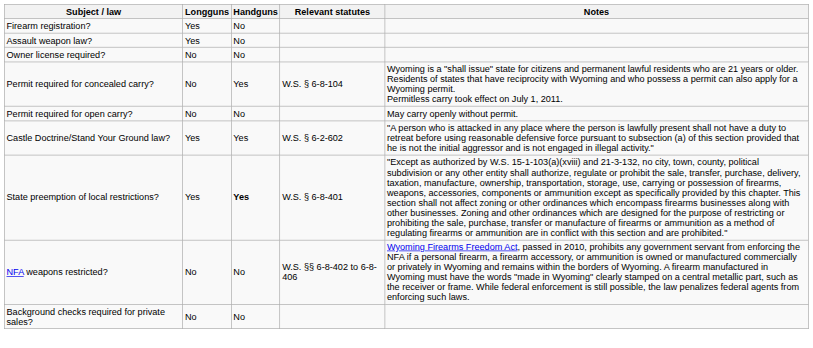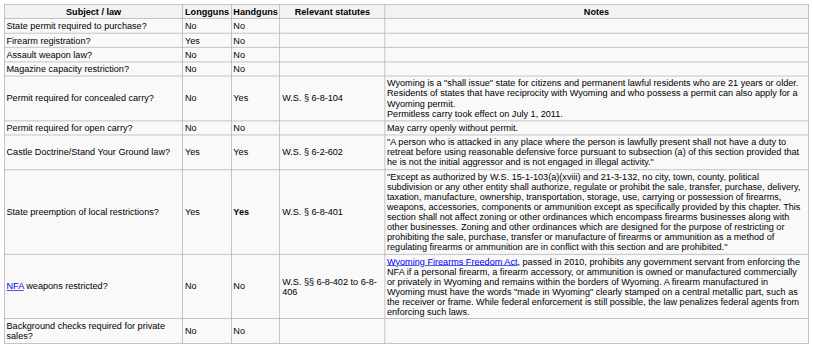+ row: (77, 25)
(192, 40) Yes -> (191, 54) No
+ row: (68, 69)
- row: (56, 54)
